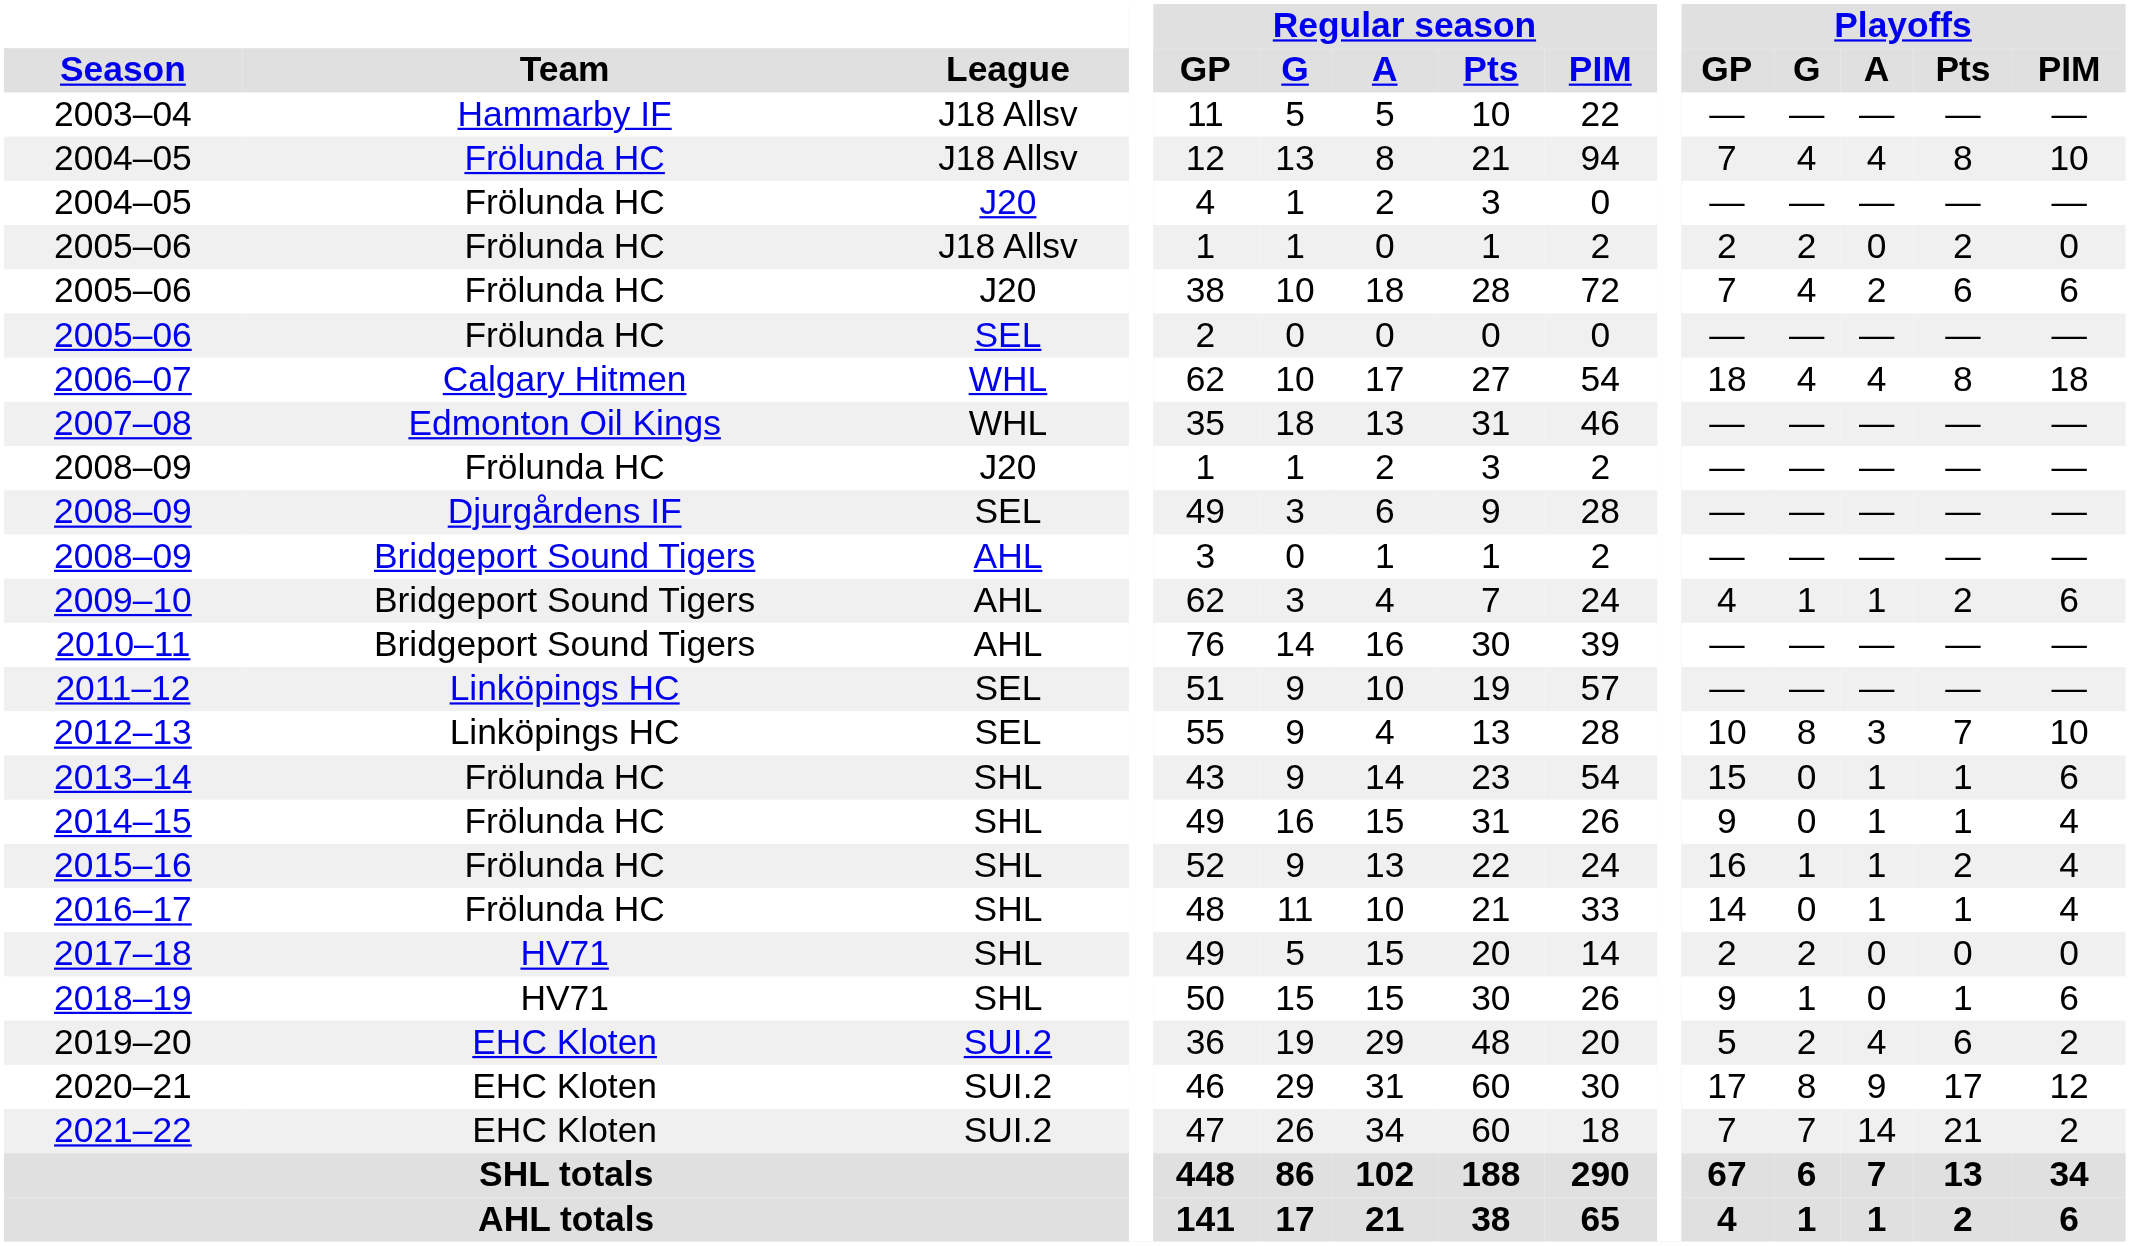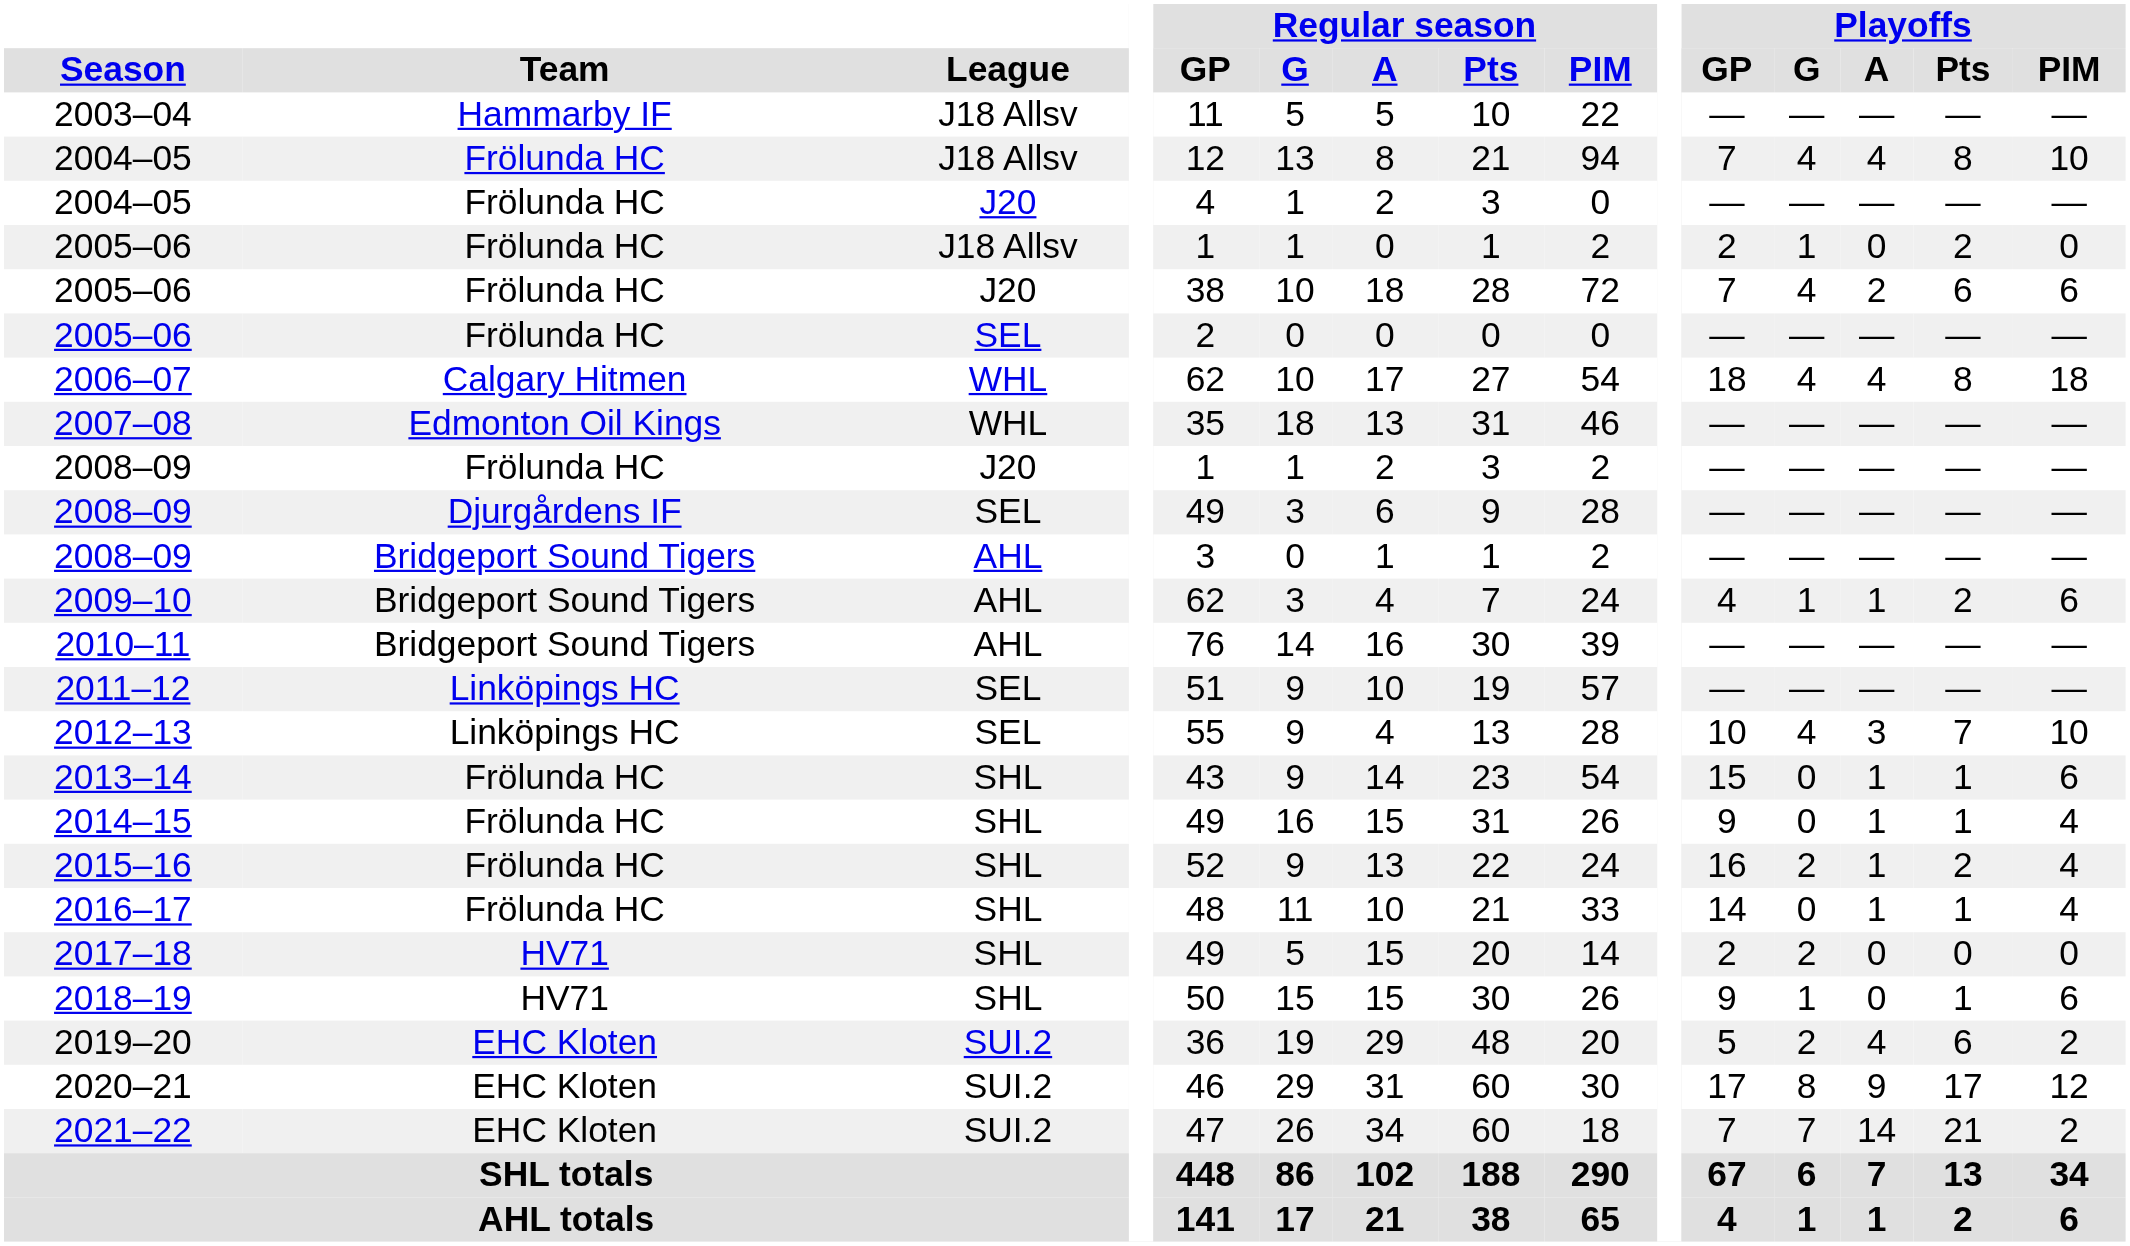(1807, 246) 2 -> (1807, 246) 1
(1807, 732) 8 -> (1807, 732) 4
(1807, 865) 1 -> (1807, 865) 2
